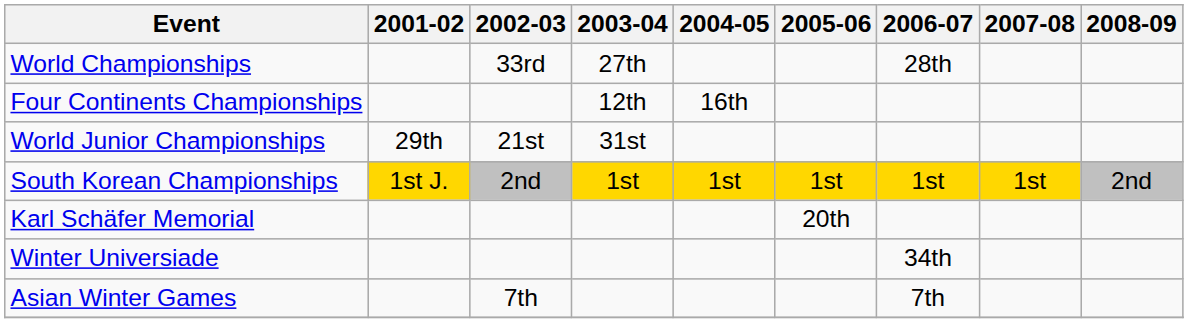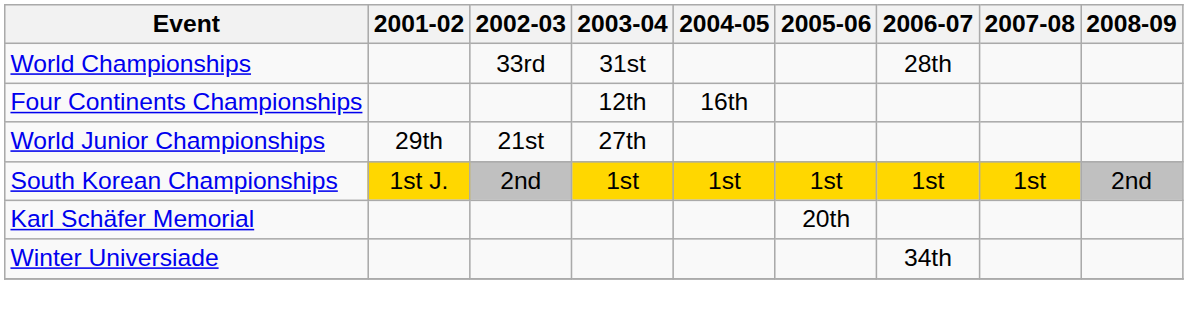(623, 63) 27th -> (623, 63) 31st
(623, 141) 31st -> (623, 141) 27th
- row: (123, 297)
